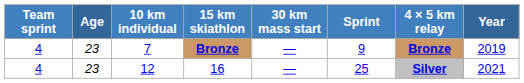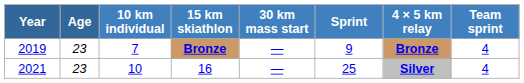columns swapped: (491, 22) <-> (38, 22)
(147, 69) 12 -> (135, 69) 10
